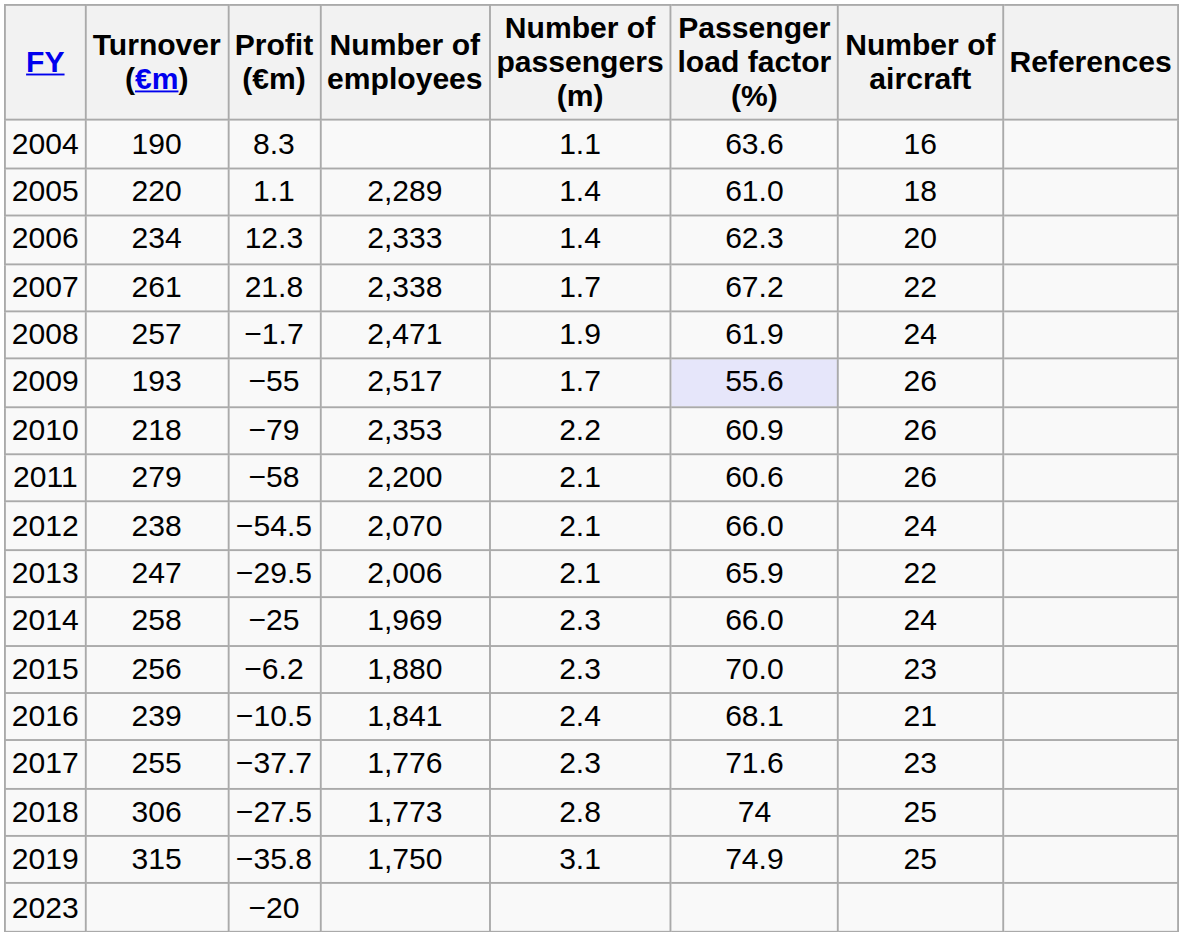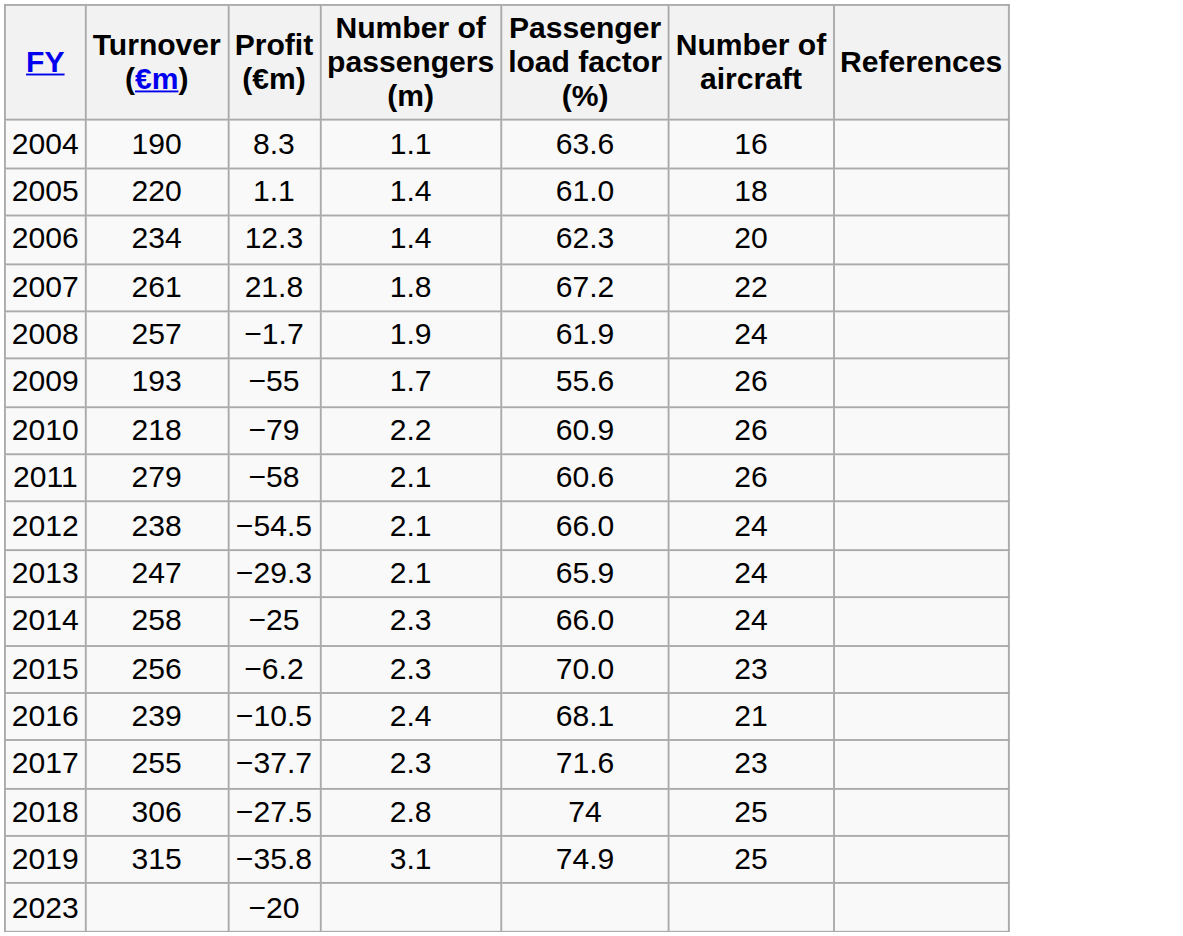- column: (405, 62)
(580, 286) 1.7 -> (411, 286) 1.8
(754, 382) lavender background -> (585, 382) no background
(274, 573) −29.5 -> (274, 573) −29.3
(920, 573) 22 -> (751, 573) 24
